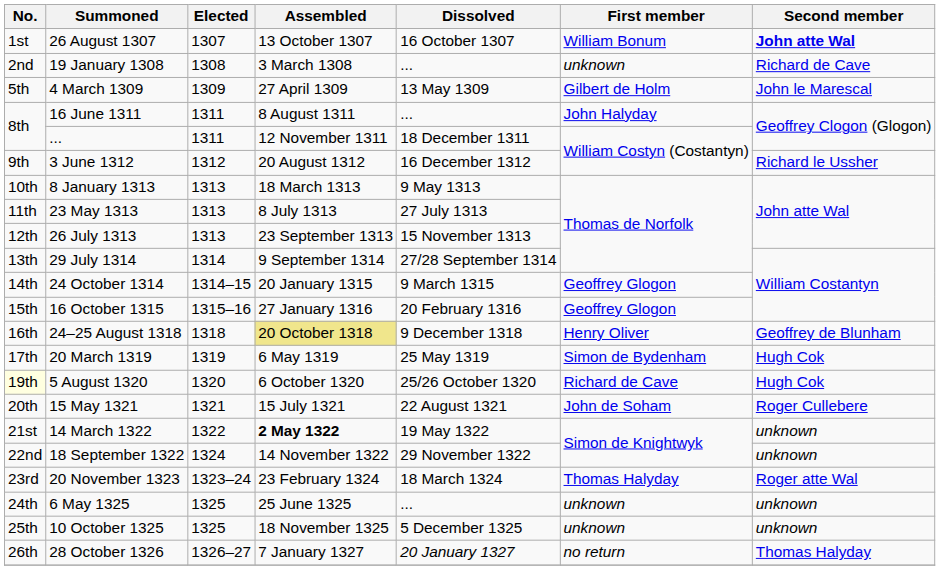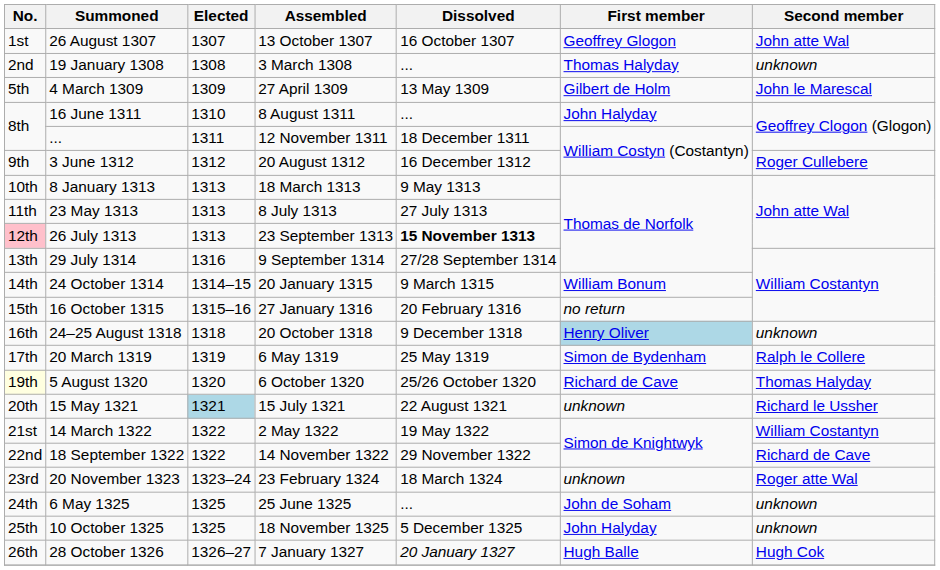(615, 41) William Bonum -> (620, 41) Geoffrey Glogon
(805, 41) bold -> (803, 41) normal
(594, 65) unknown -> (621, 65) Thomas Halyday
(813, 65) Richard de Cave -> (787, 65) unknown
(208, 114) 1311 -> (208, 114) 1310
(817, 162) Richard le Ussher -> (812, 162) Roger Cullebere
(23, 235) no background -> (23, 235) pink background
(465, 235) normal -> (468, 235) bold
(208, 260) 1314 -> (208, 260) 1316
(620, 284) Geoffrey Glogon -> (615, 284) William Bonum
(620, 308) Geoffrey Glogon -> (594, 308) no return
(315, 333) khaki background -> (315, 333) no background
(606, 333) no background -> (606, 333) lightblue background
(828, 333) Geoffrey de Blunham -> (787, 333) unknown
(790, 357) Hugh Cok -> (810, 357) Ralph le Collere
(790, 382) Hugh Cok -> (813, 382) Thomas Halyday
(208, 406) no background -> (208, 406) lightblue background
(617, 406) John de Soham -> (594, 406) unknown
(812, 406) Roger Cullebere -> (817, 406) Richard le Ussher
(299, 430) bold -> (298, 430) normal
(787, 430) unknown -> (817, 430) William Costantyn
(208, 455) 1324 -> (208, 455) 1322
(787, 455) unknown -> (813, 455) Richard de Cave
(621, 479) Thomas Halyday -> (594, 479) unknown
(594, 503) unknown -> (617, 503) John de Soham
(594, 528) unknown -> (610, 528) John Halyday
(594, 552) no return -> (601, 552) Hugh Balle
(813, 552) Thomas Halyday -> (790, 552) Hugh Cok
